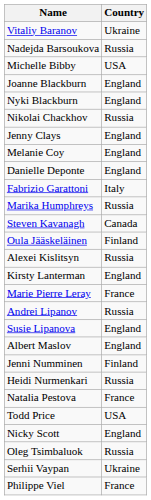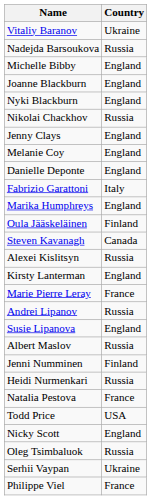(115, 65) USA -> (123, 65) England
(119, 205) Russia -> (123, 205) England
rows swapped: (47, 240) <-> (46, 223)
(123, 345) England -> (119, 345) Russia
